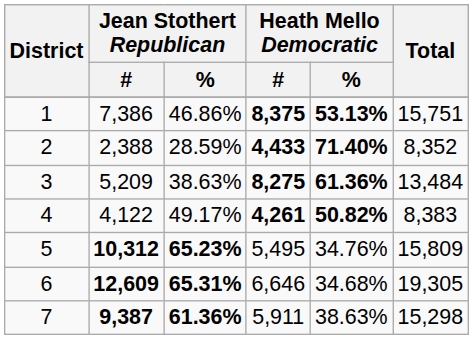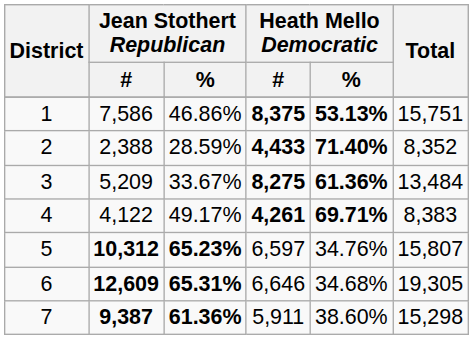(126, 113) 7,386 -> (126, 113) 7,586
(205, 181) 38.63% -> (205, 181) 33.67%
(351, 215) 50.82% -> (351, 215) 69.71%
(278, 249) 5,495 -> (278, 249) 6,597
(430, 249) 15,809 -> (430, 249) 15,807
(351, 317) 38.63% -> (351, 317) 38.60%
